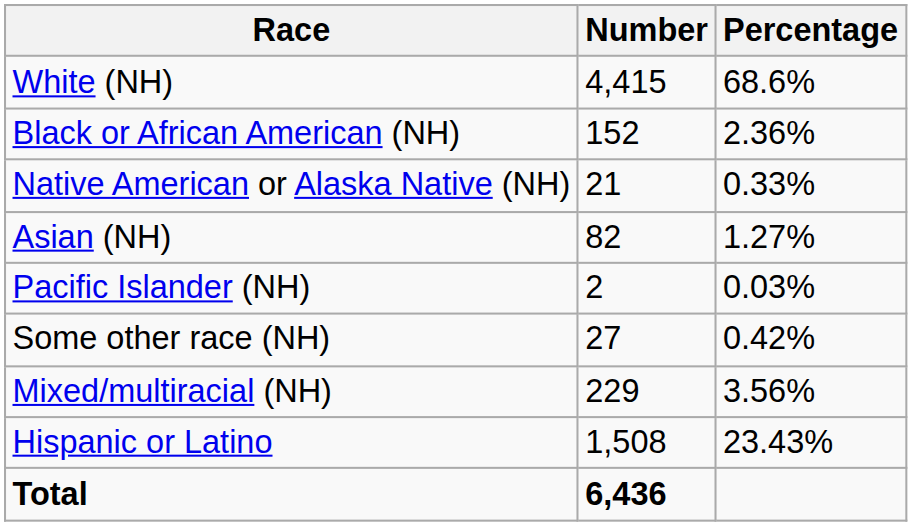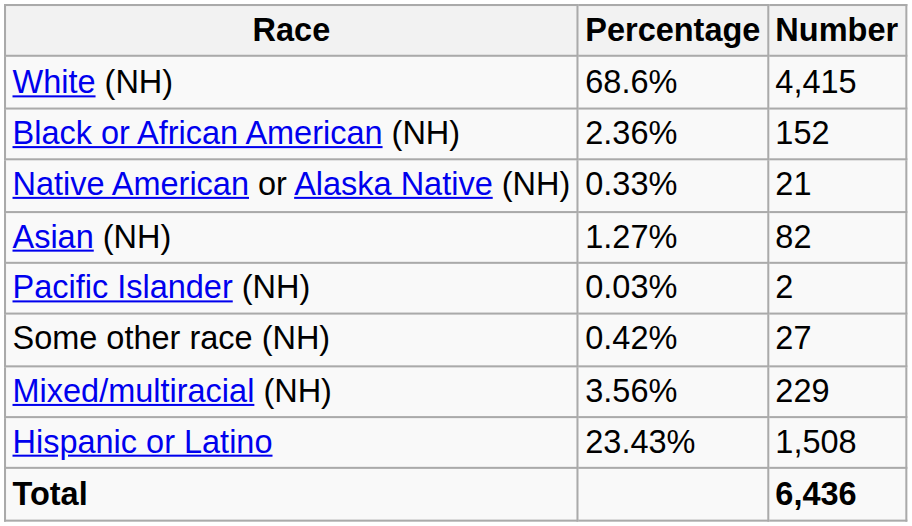columns swapped: (647, 30) <-> (811, 30)
